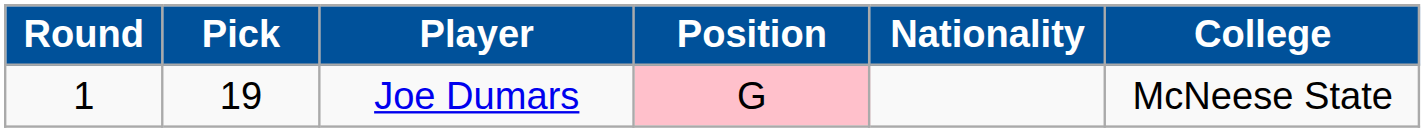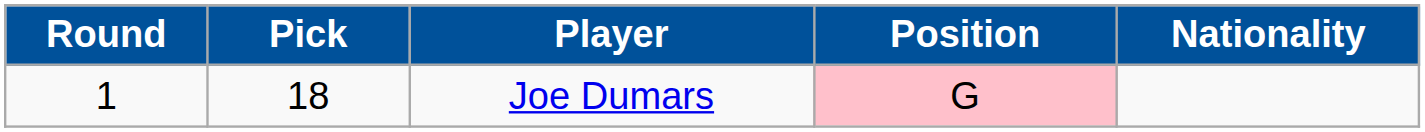- column: (1263, 34)
(241, 95) 19 -> (308, 95) 18
